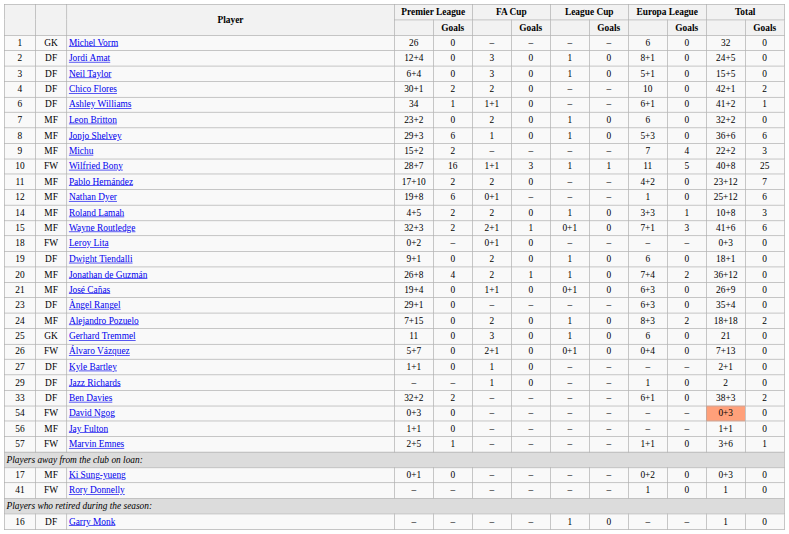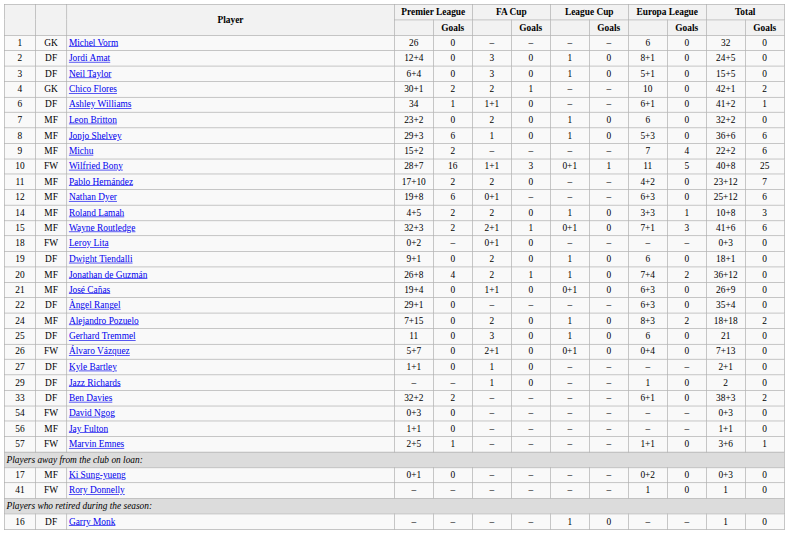(51, 89) DF -> (51, 89) GK
(531, 89) 0 -> (531, 89) 1
(765, 151) 3 -> (765, 151) 6
(570, 166) 1 -> (570, 166) 0+1
(648, 197) 1 -> (648, 197) 6+3
(20, 305) 23 -> (20, 305) 22
(51, 336) GK -> (51, 336) DF
(726, 413) lightsalmon background -> (726, 413) no background
